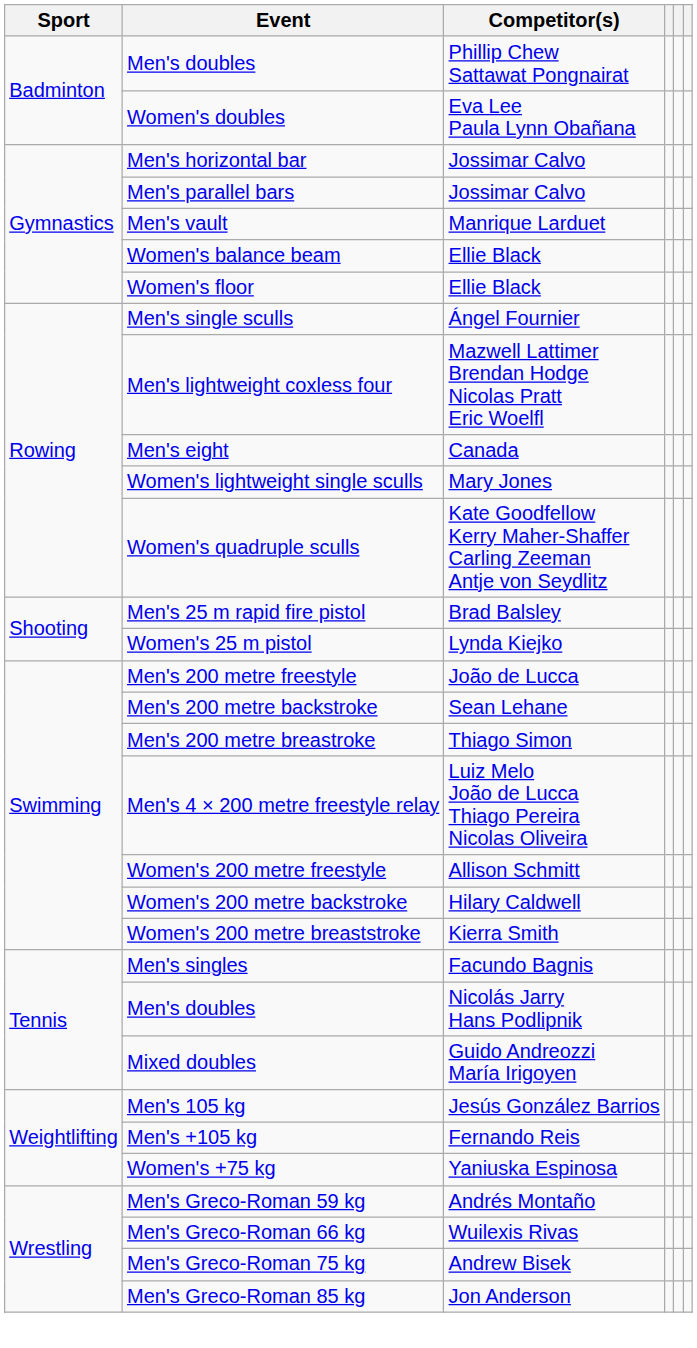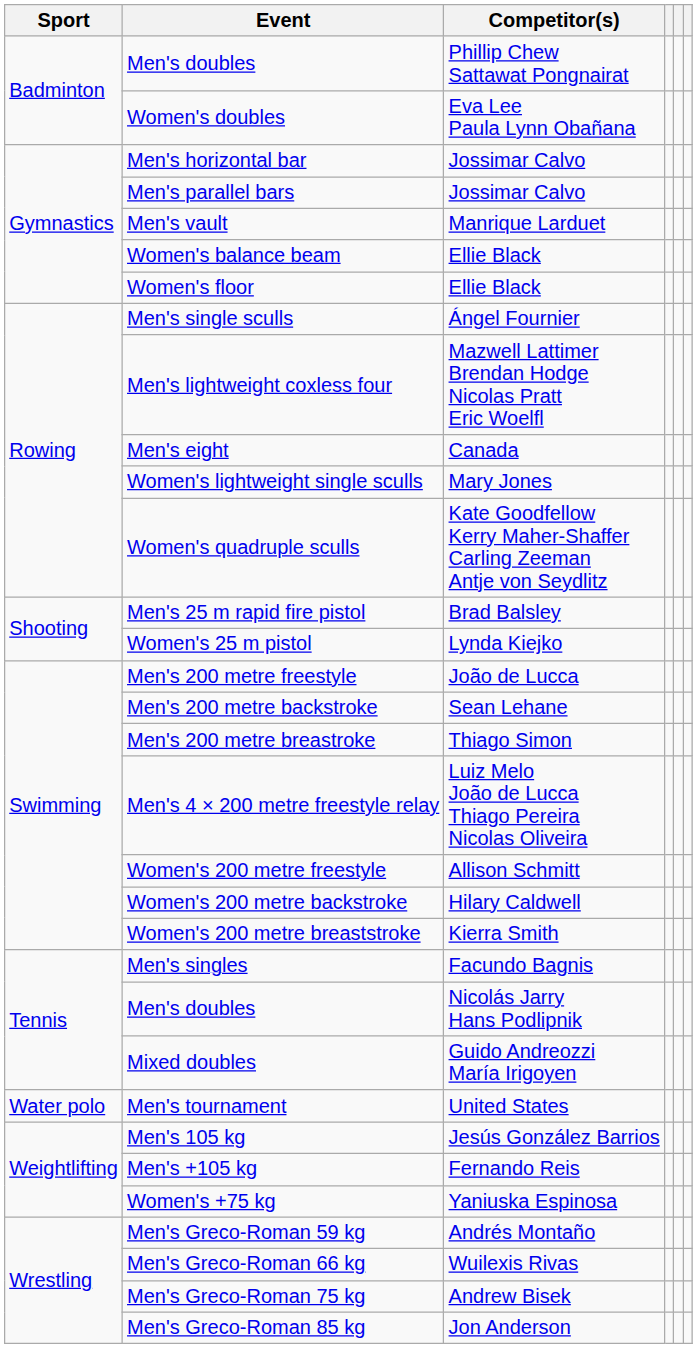+ row: (207, 1105)
